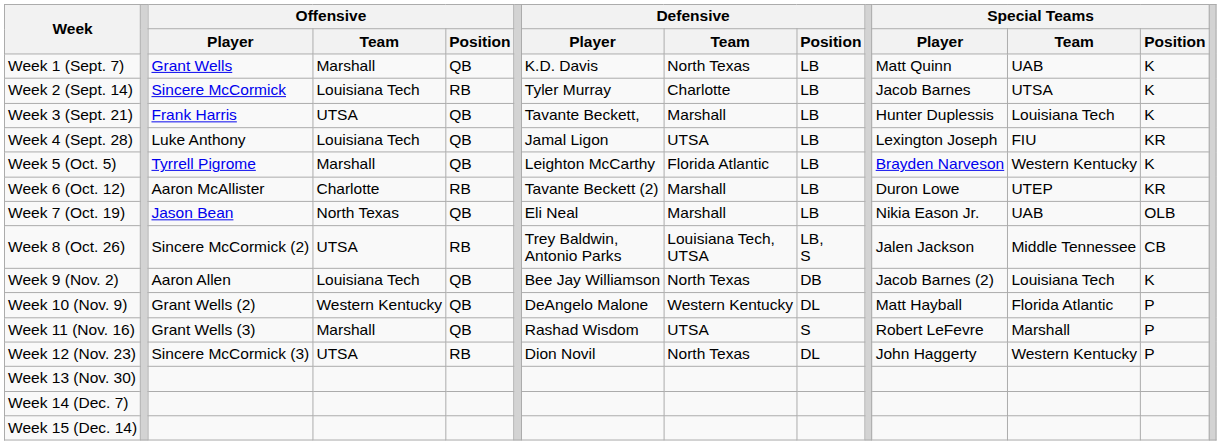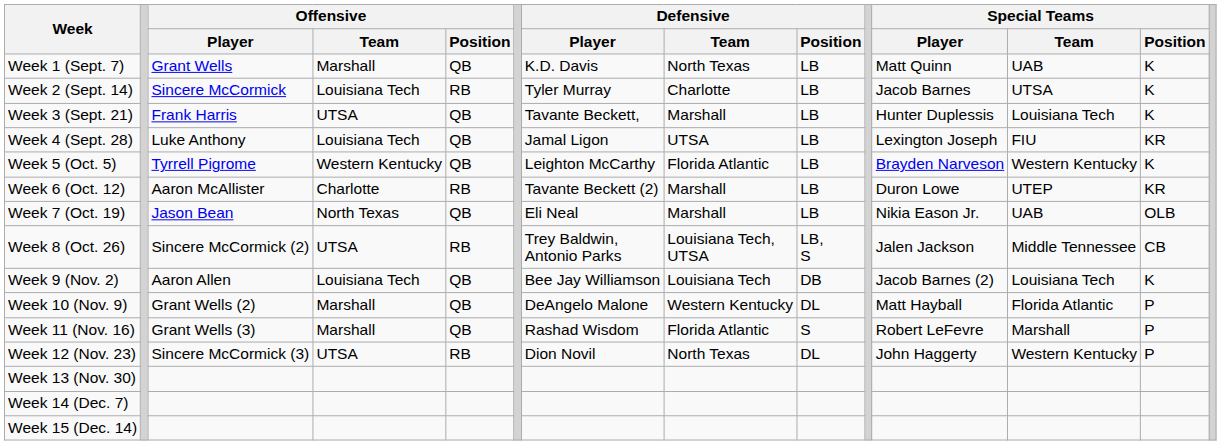(346, 164) Marshall -> (379, 164) Western Kentucky
(709, 280) North Texas -> (719, 280) Louisiana Tech
(379, 305) Western Kentucky -> (346, 305) Marshall
(688, 329) UTSA -> (718, 329) Florida Atlantic
